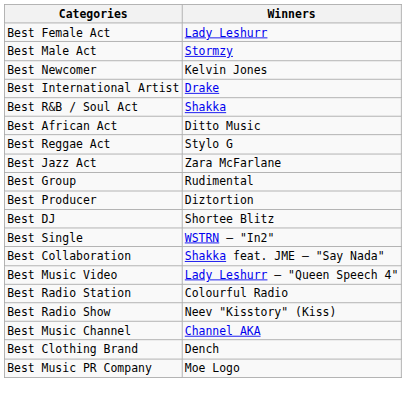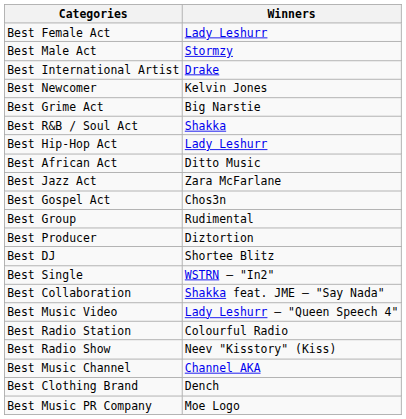rows swapped: (52, 70) <-> (93, 88)
+ row: (55, 107)
+ row: (62, 144)
- row: (59, 144)
+ row: (59, 200)
